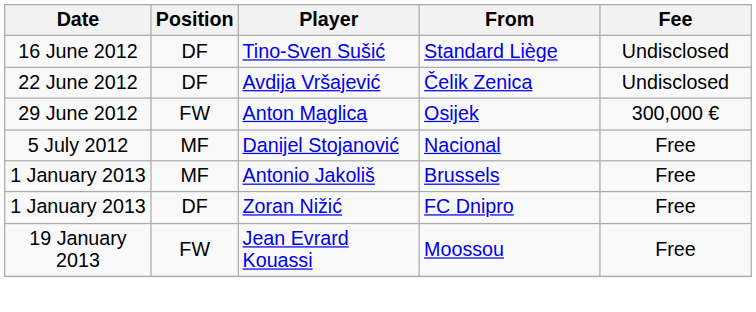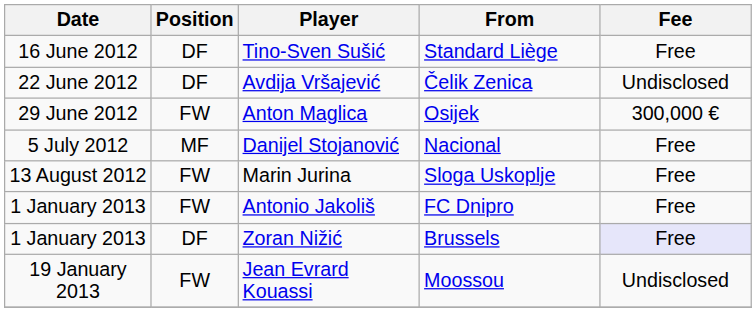(675, 51) Undisclosed -> (675, 51) Free
+ row: (297, 176)
(195, 176) MF -> (195, 207) FW
(462, 176) Brussels -> (469, 207) FC Dnipro
(469, 207) FC Dnipro -> (462, 238) Brussels
(675, 207) no background -> (675, 238) lavender background
(675, 249) Free -> (675, 280) Undisclosed
